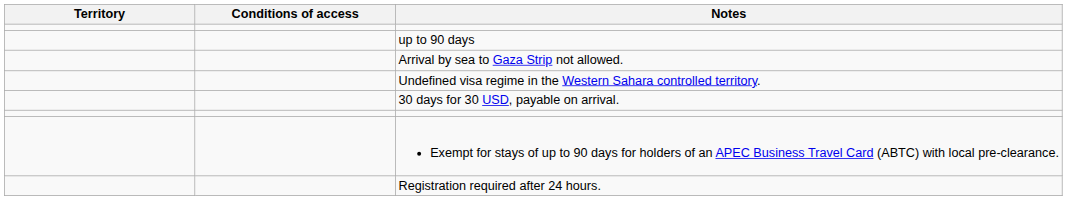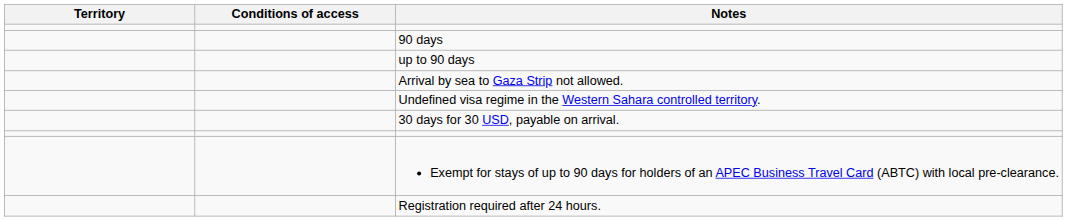+ row: (100, 40)
